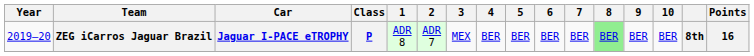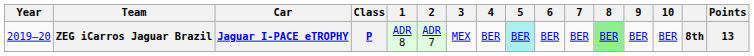(520, 37) no background -> (520, 37) paleturquoise background
(728, 37) 16 -> (728, 37) 13
